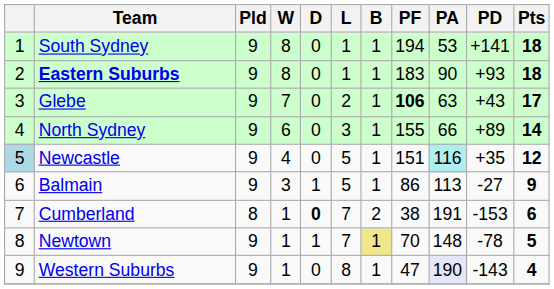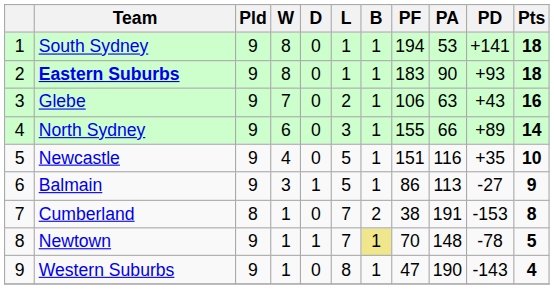(410, 102) bold -> (410, 102) normal
(532, 102) 17 -> (532, 102) 16
(20, 158) lightblue background -> (20, 158) no background
(447, 158) paleturquoise background -> (447, 158) no background
(532, 158) 12 -> (532, 158) 10
(316, 213) bold -> (316, 213) normal
(532, 213) 6 -> (532, 213) 8
(447, 269) lavender background -> (447, 269) no background
